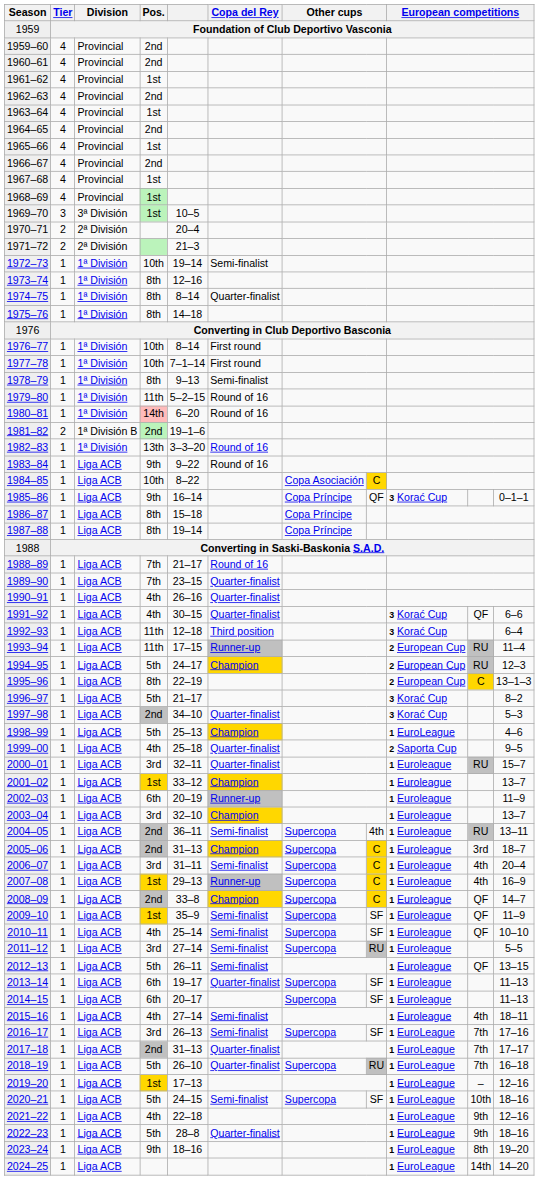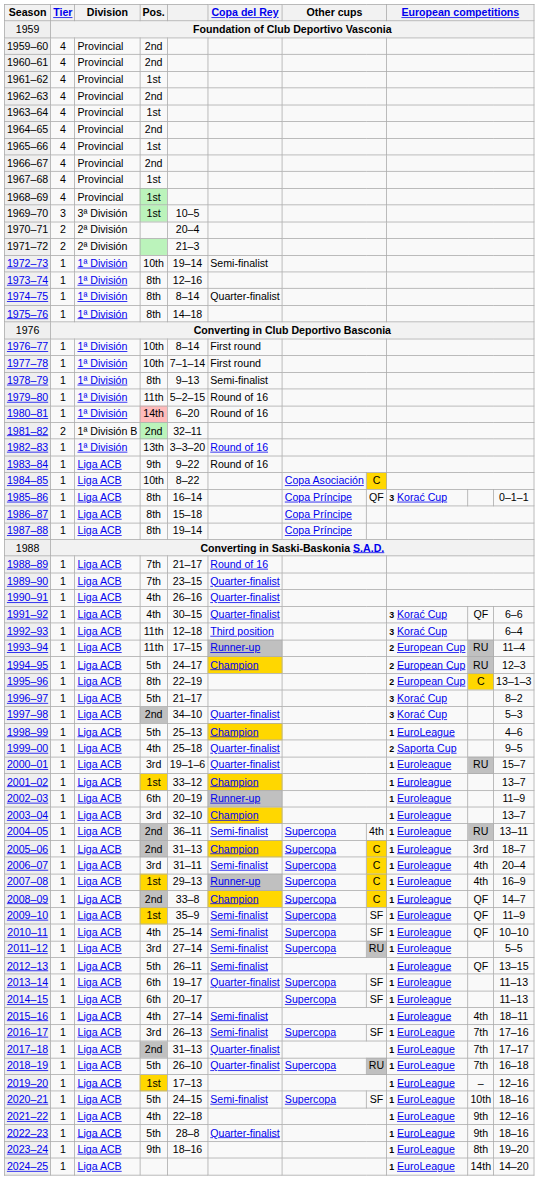(188, 430) 19–1–6 -> (188, 430) 32–11
(154, 497) 9th -> (154, 497) 8th
(188, 765) 32–11 -> (188, 765) 19–1–6
